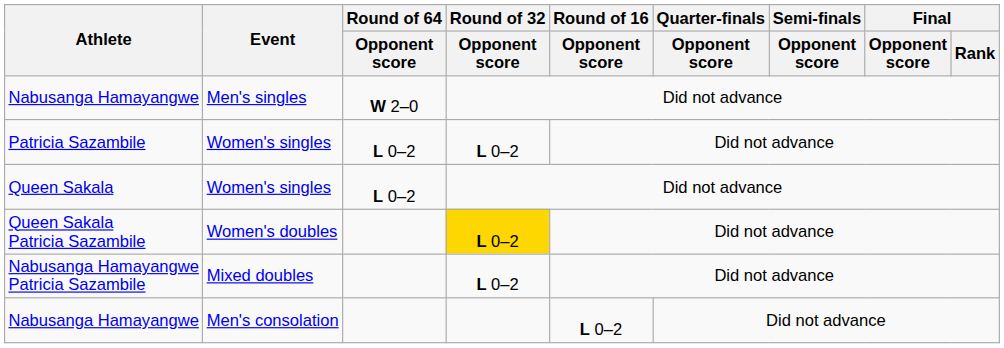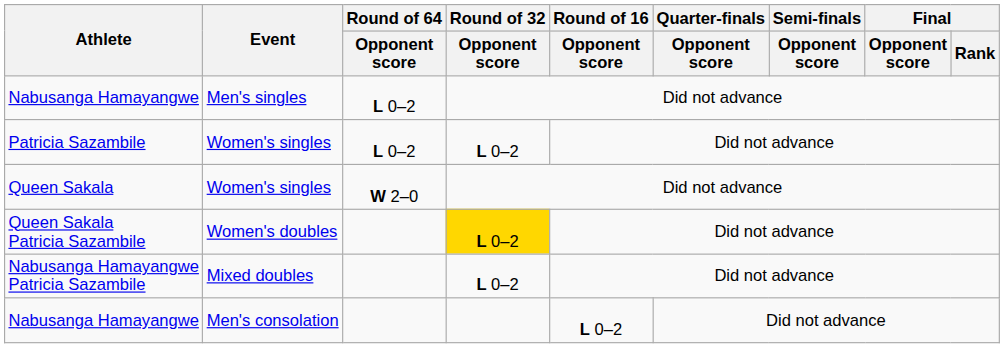(394, 107) W 2–0 -> (394, 107) L 0–2
(394, 196) L 0–2 -> (394, 196) W 2–0
